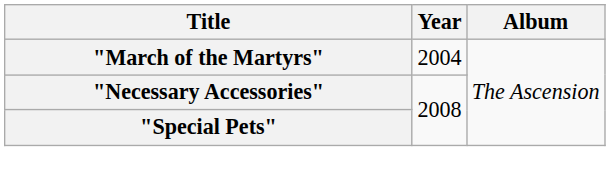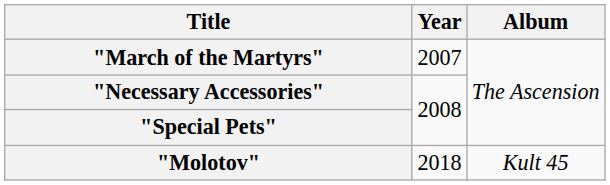(439, 57) 2004 -> (439, 57) 2007
+ row: (208, 162)
